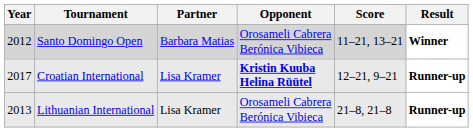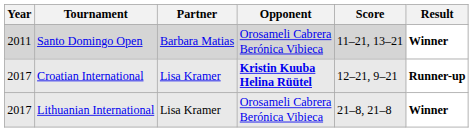(19, 41) 2012 -> (19, 41) 2011
(19, 110) 2013 -> (19, 110) 2017
(437, 110) Runner-up -> (429, 110) Winner
